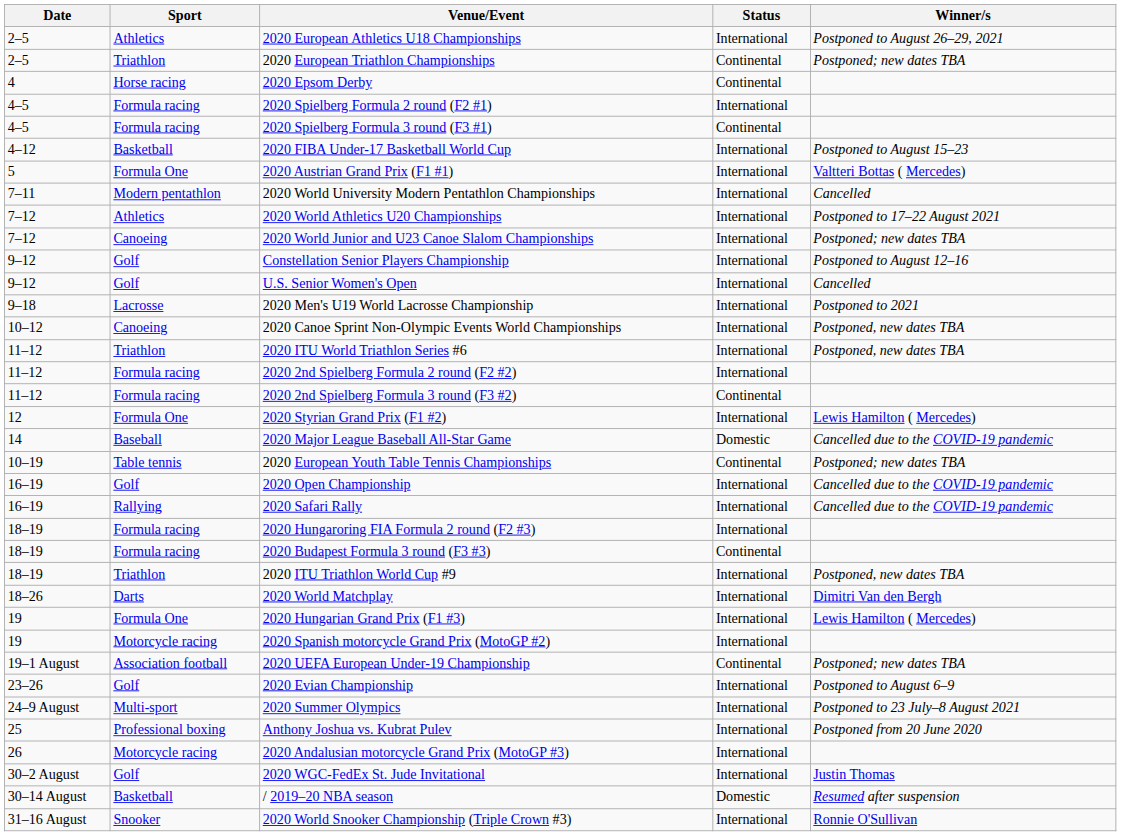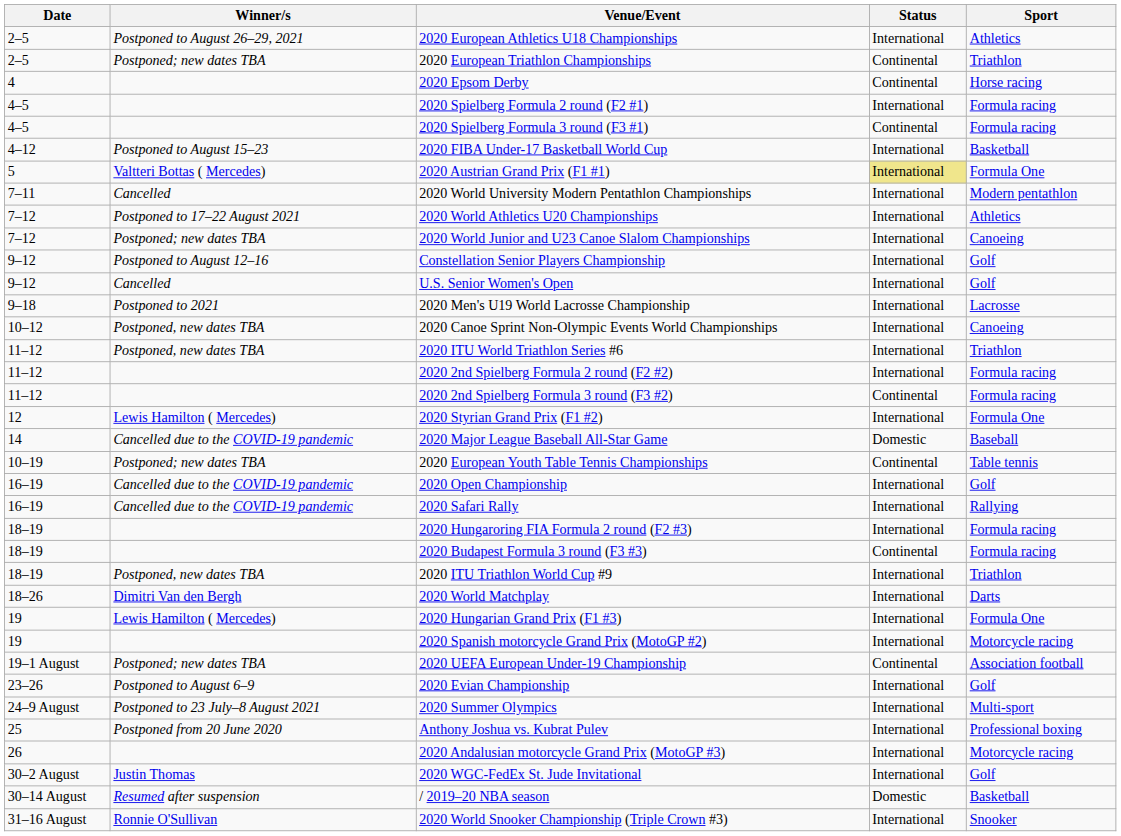columns swapped: (185, 15) <-> (963, 15)
(752, 171) no background -> (908, 171) khaki background
